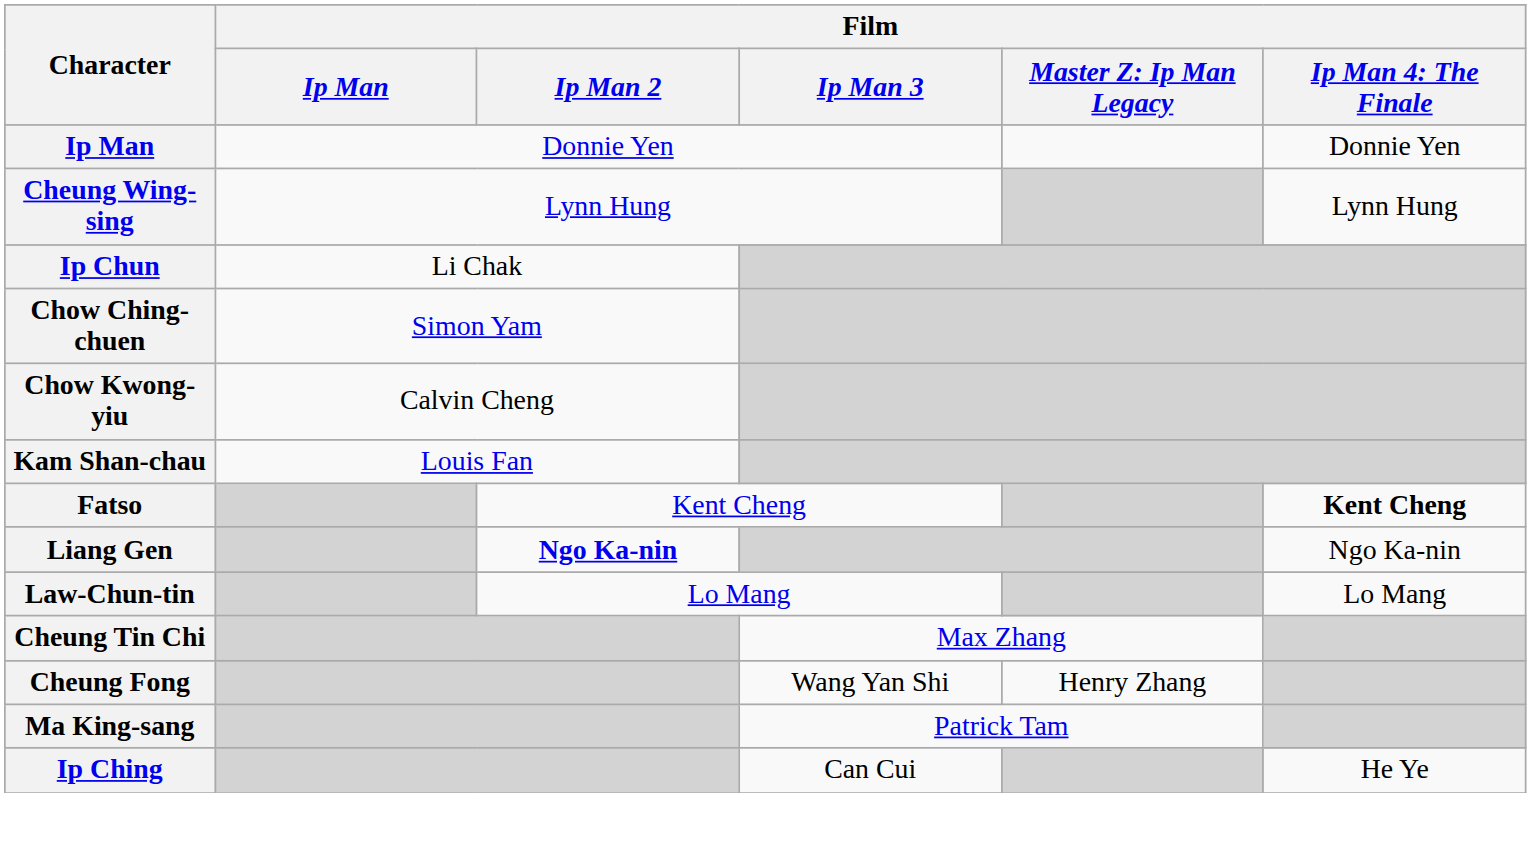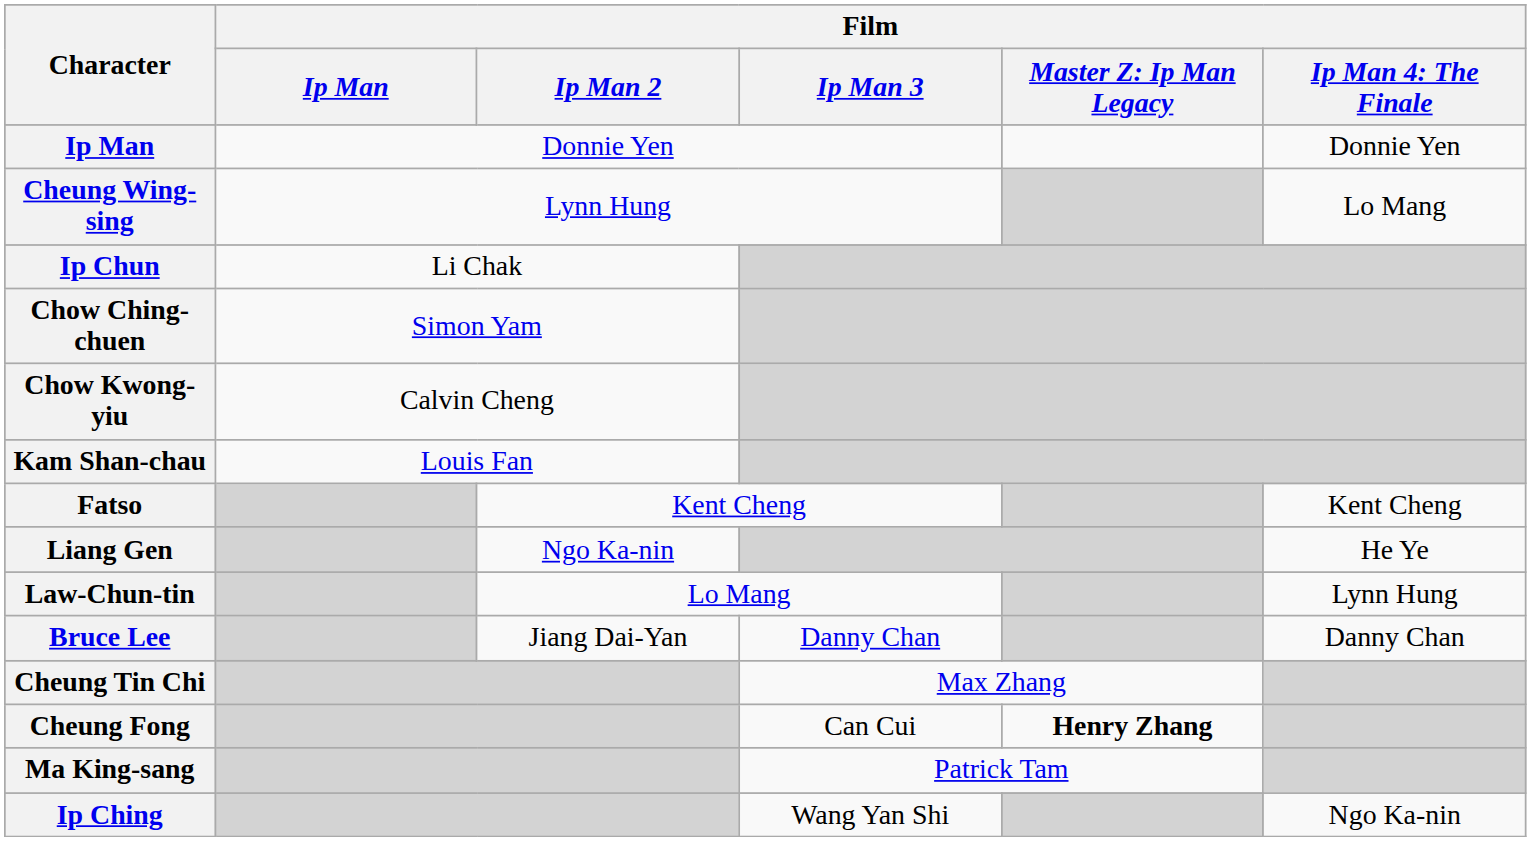(1395, 206) Lynn Hung -> (1395, 206) Lo Mang
(1395, 505) bold -> (1395, 505) normal
(608, 549) bold -> (608, 549) normal
(1395, 549) Ngo Ka-nin -> (1395, 549) He Ye
(1395, 593) Lo Mang -> (1395, 593) Lynn Hung
+ row: (110, 637)
(870, 681) Wang Yan Shi -> (870, 725) Can Cui
(1132, 681) normal -> (1132, 725) bold
(870, 769) Can Cui -> (870, 814) Wang Yan Shi
(1395, 769) He Ye -> (1395, 814) Ngo Ka-nin
